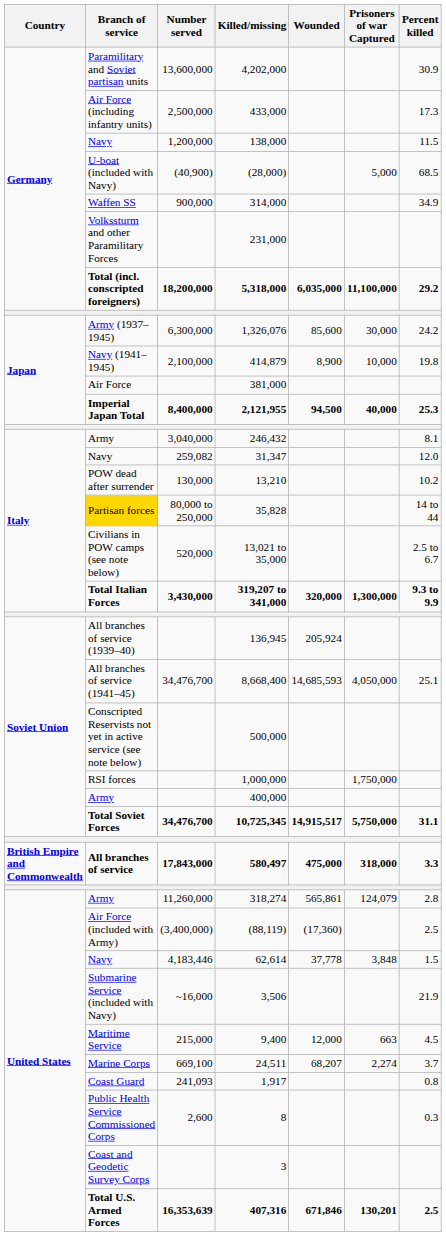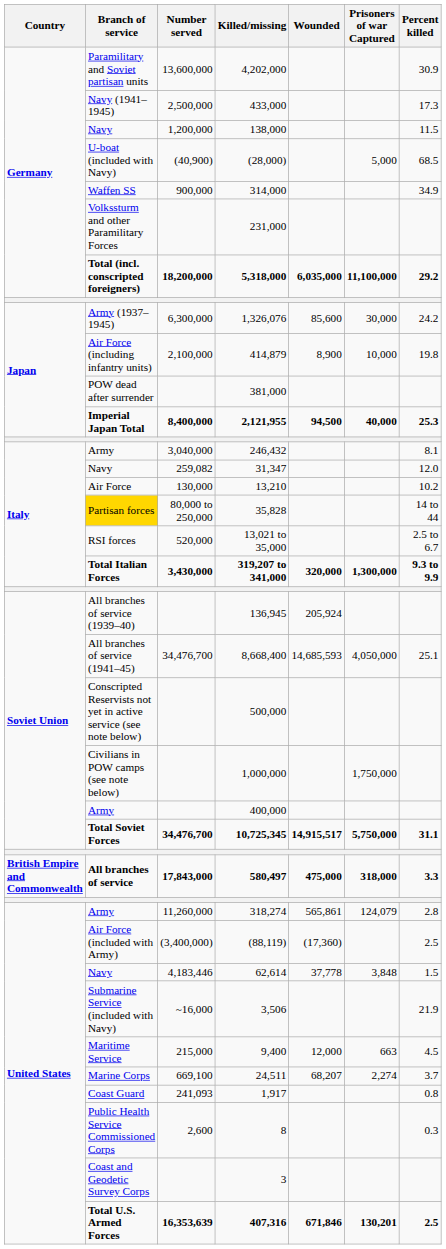(120, 111) Air Force (including infantry units) -> (117, 105) Navy (1941–1945)
(117, 361) Navy (1941–1945) -> (120, 354) Air Force (including infantry units)
(110, 385) Air Force -> (121, 391) POW dead after surrender
(121, 480) POW dead after surrender -> (110, 486) Air Force
(116, 553) Civilians in POW camps (see note below) -> (112, 541) RSI forces
(112, 779) RSI forces -> (116, 773) Civilians in POW camps (see note below)
